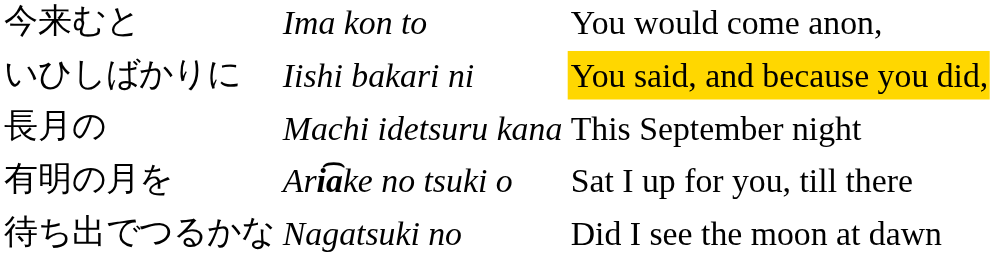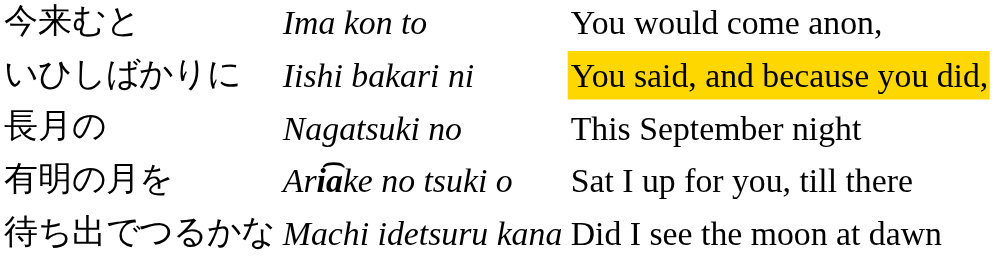(423, 127) Machi idetsuru kana -> (372, 127) Nagatsuki no
(372, 232) Nagatsuki no -> (423, 232) Machi idetsuru kana
